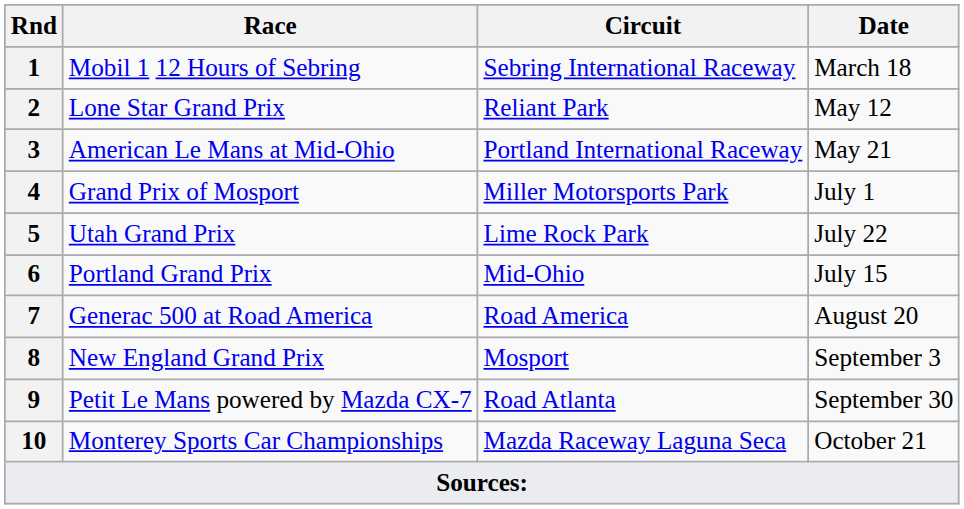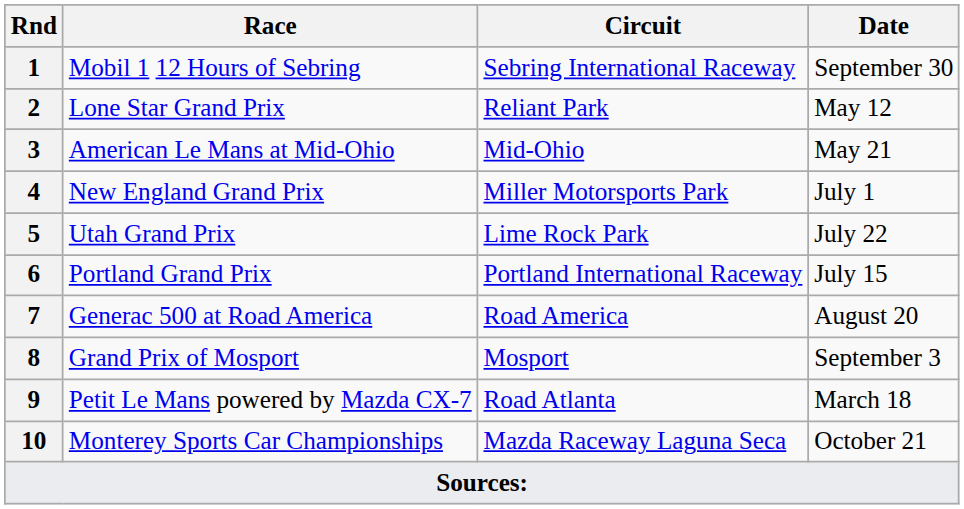(863, 67) March 18 -> (884, 67) September 30
(643, 150) Portland International Raceway -> (534, 150) Mid-Ohio
(184, 191) Grand Prix of Mosport -> (196, 191) New England Grand Prix
(534, 275) Mid-Ohio -> (643, 275) Portland International Raceway
(196, 358) New England Grand Prix -> (184, 358) Grand Prix of Mosport
(884, 399) September 30 -> (863, 399) March 18
